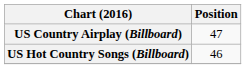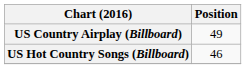(216, 34) 47 -> (216, 34) 49
